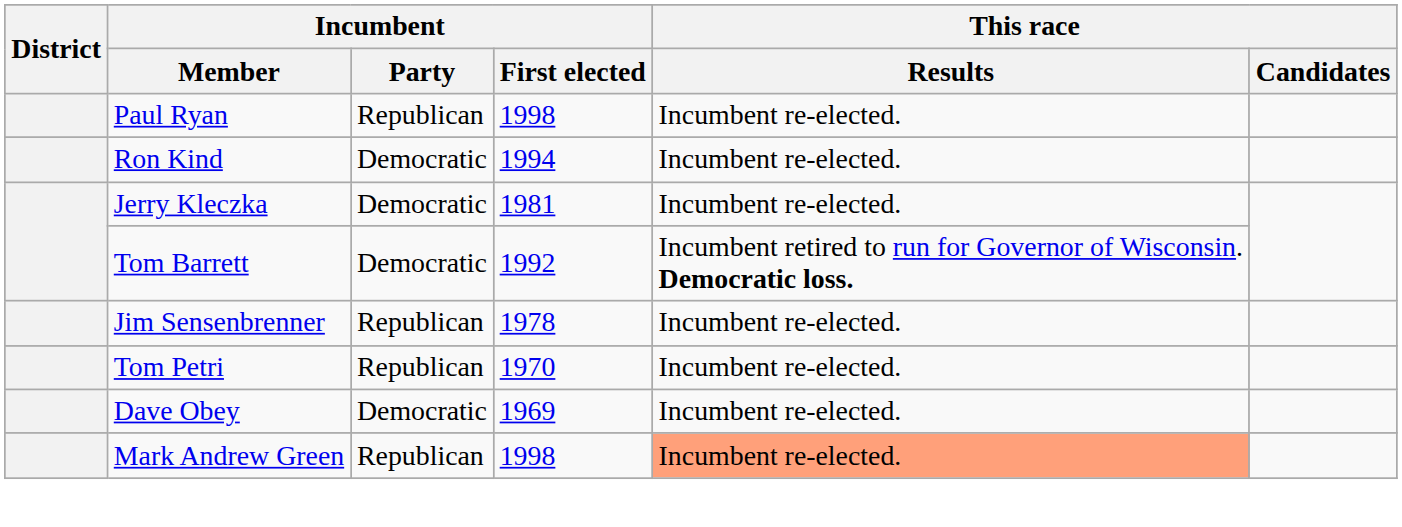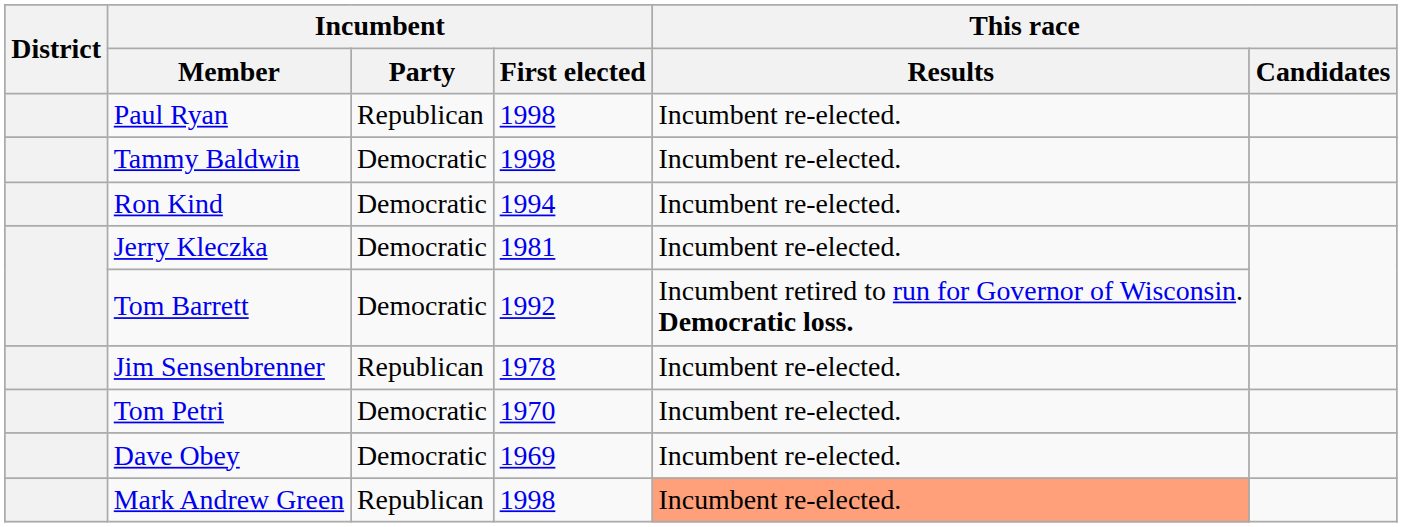+ row: (207, 159)
(420, 366) Republican -> (422, 411) Democratic
